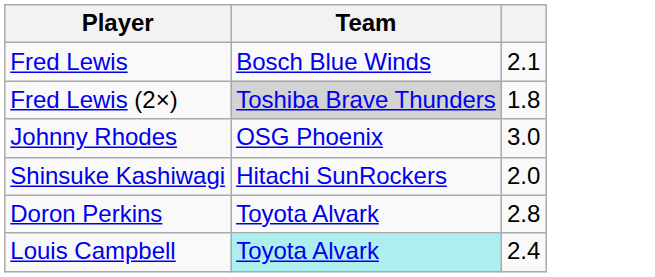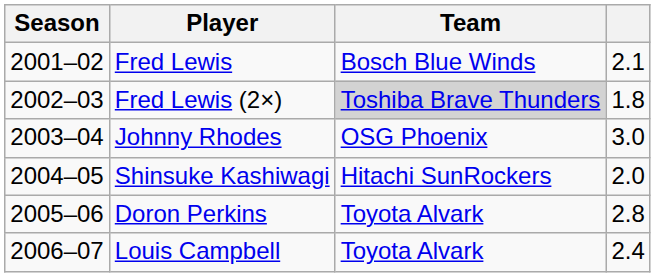+ column: (57, 23)
(308, 251) paleturquoise background -> (412, 251) no background
